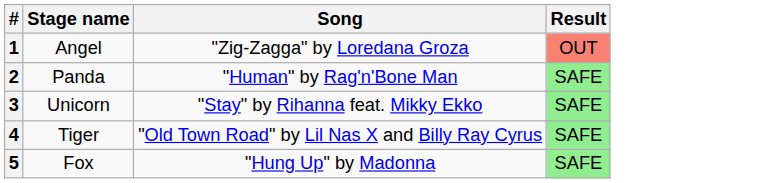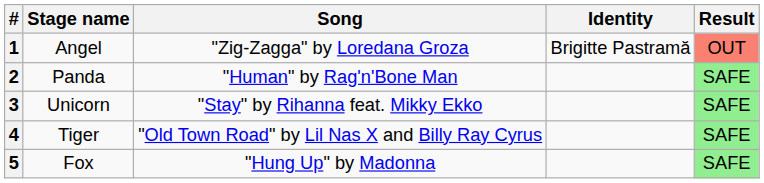+ column: (620, 18)
